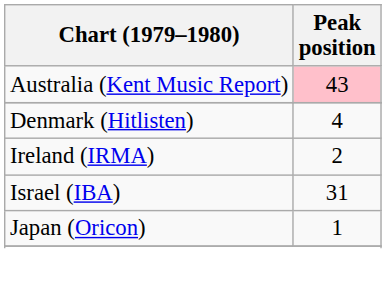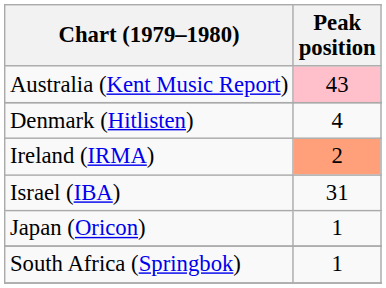(337, 156) no background -> (337, 156) lightsalmon background
+ row: (125, 264)
